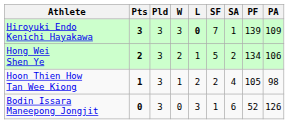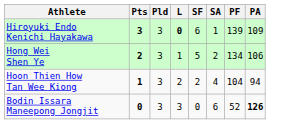- column: (179, 12)
(215, 31) 7 -> (197, 31) 6
(253, 81) 105 -> (235, 81) 104
(273, 81) 98 -> (255, 81) 94
(215, 106) 1 -> (197, 106) 0
(273, 106) normal -> (255, 106) bold
